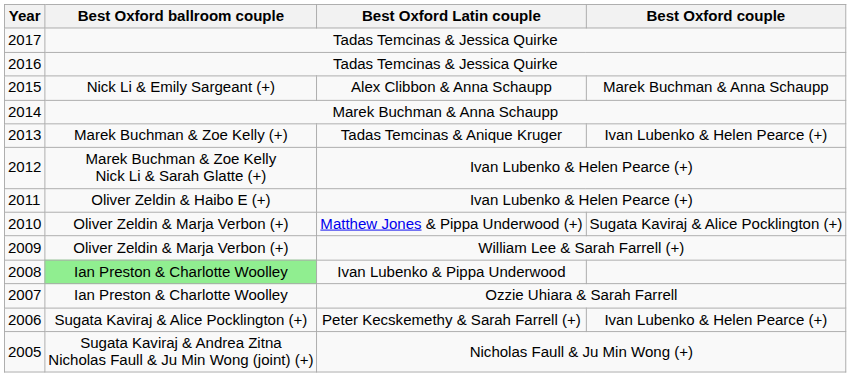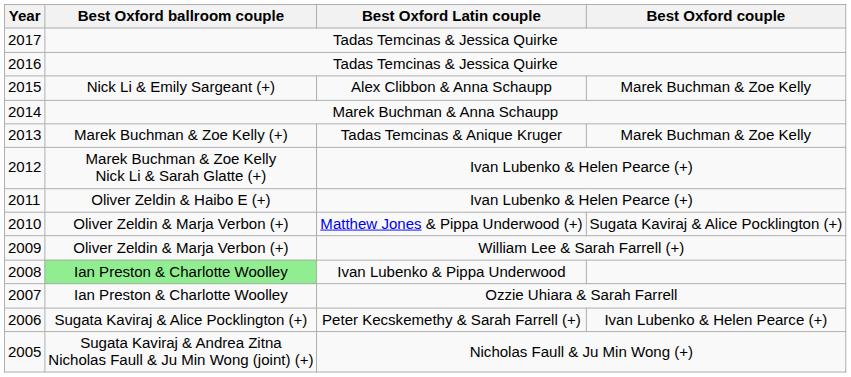(716, 87) Marek Buchman & Anna Schaupp -> (716, 87) Marek Buchman & Zoe Kelly
(716, 135) Ivan Lubenko & Helen Pearce (+) -> (716, 135) Marek Buchman & Zoe Kelly
